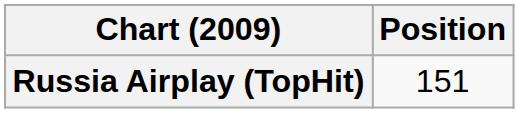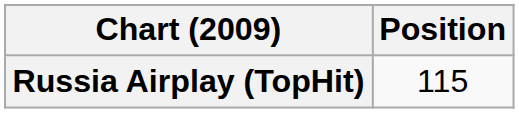(443, 81) 151 -> (443, 81) 115
